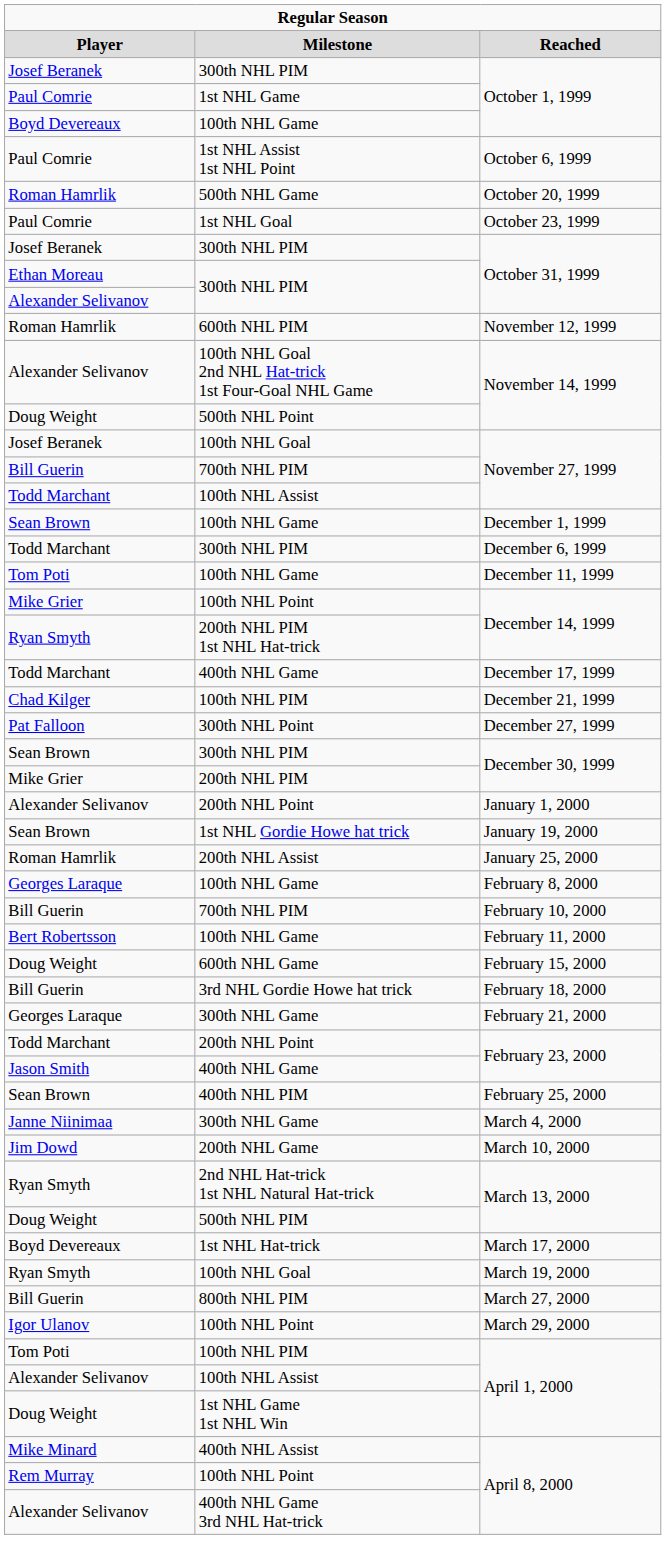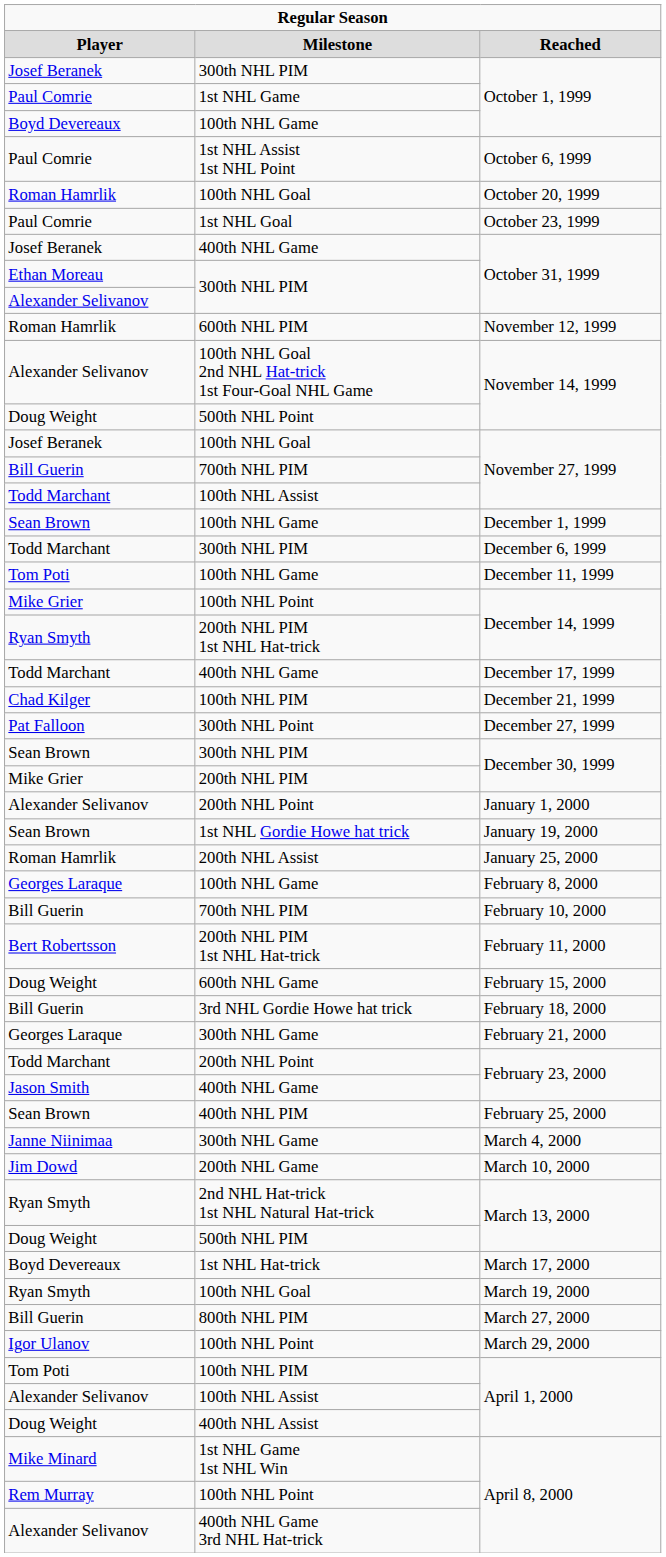(259, 194) 500th NHL Game -> (255, 194) 100th NHL Goal
(253, 247) 300th NHL PIM -> (259, 247) 400th NHL Game
(259, 937) 100th NHL Game -> (259, 946) 200th NHL PIM 1st NHL Hat-trick
(249, 1413) 1st NHL Game 1st NHL Win -> (259, 1423) 400th NHL Assist
(259, 1449) 400th NHL Assist -> (249, 1458) 1st NHL Game 1st NHL Win
